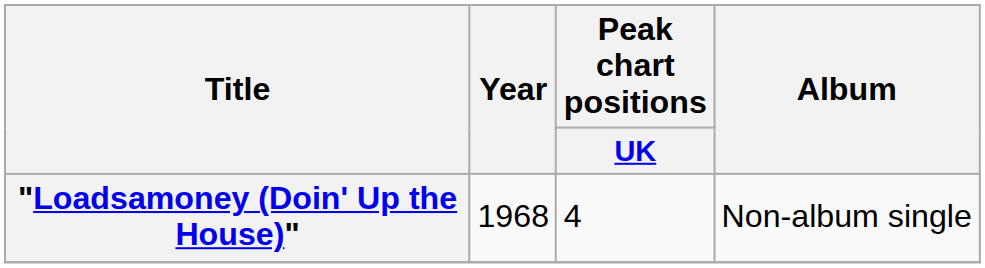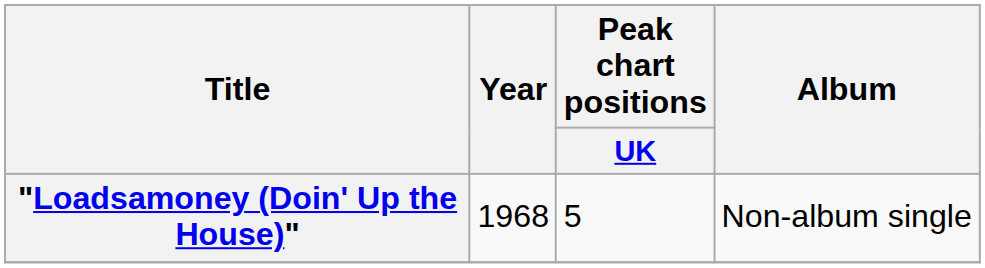(573, 217) 4 -> (573, 217) 5
